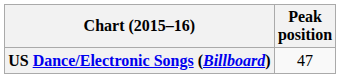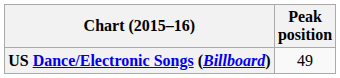(305, 60) 47 -> (305, 60) 49
